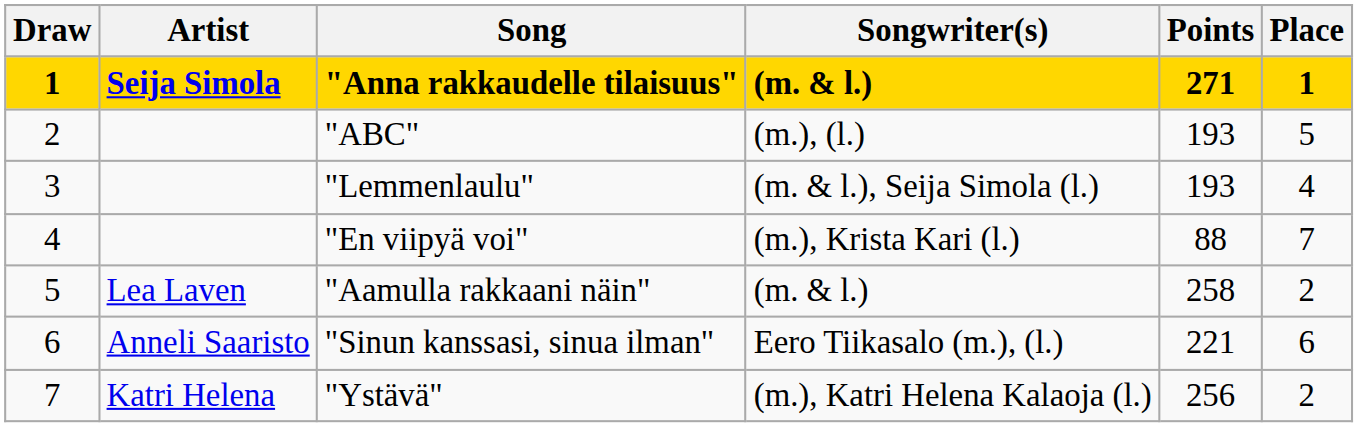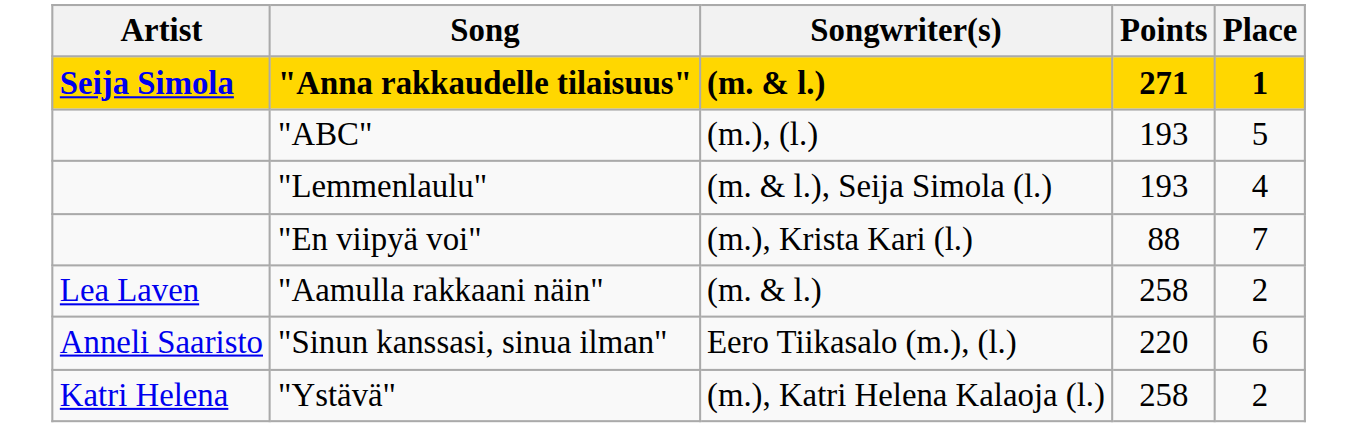- column: (52, 30)
(1211, 342) 221 -> (1164, 342) 220
(1211, 394) 256 -> (1164, 394) 258
